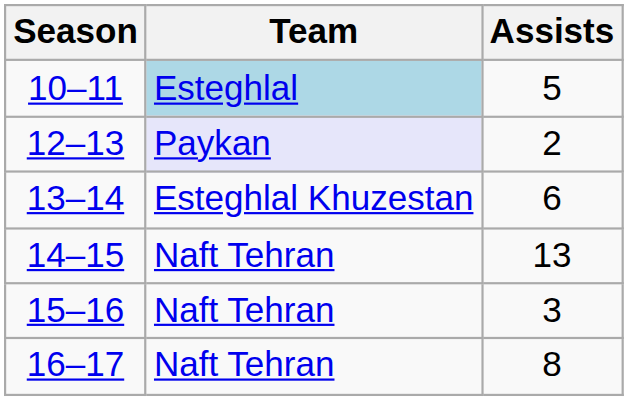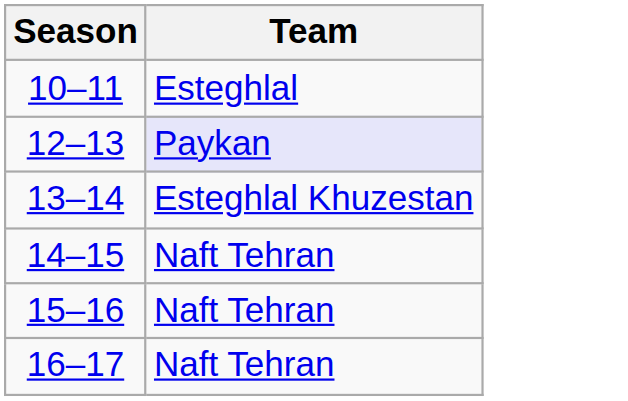- column: (552, 32)
(226, 87) lightblue background -> (226, 87) no background
